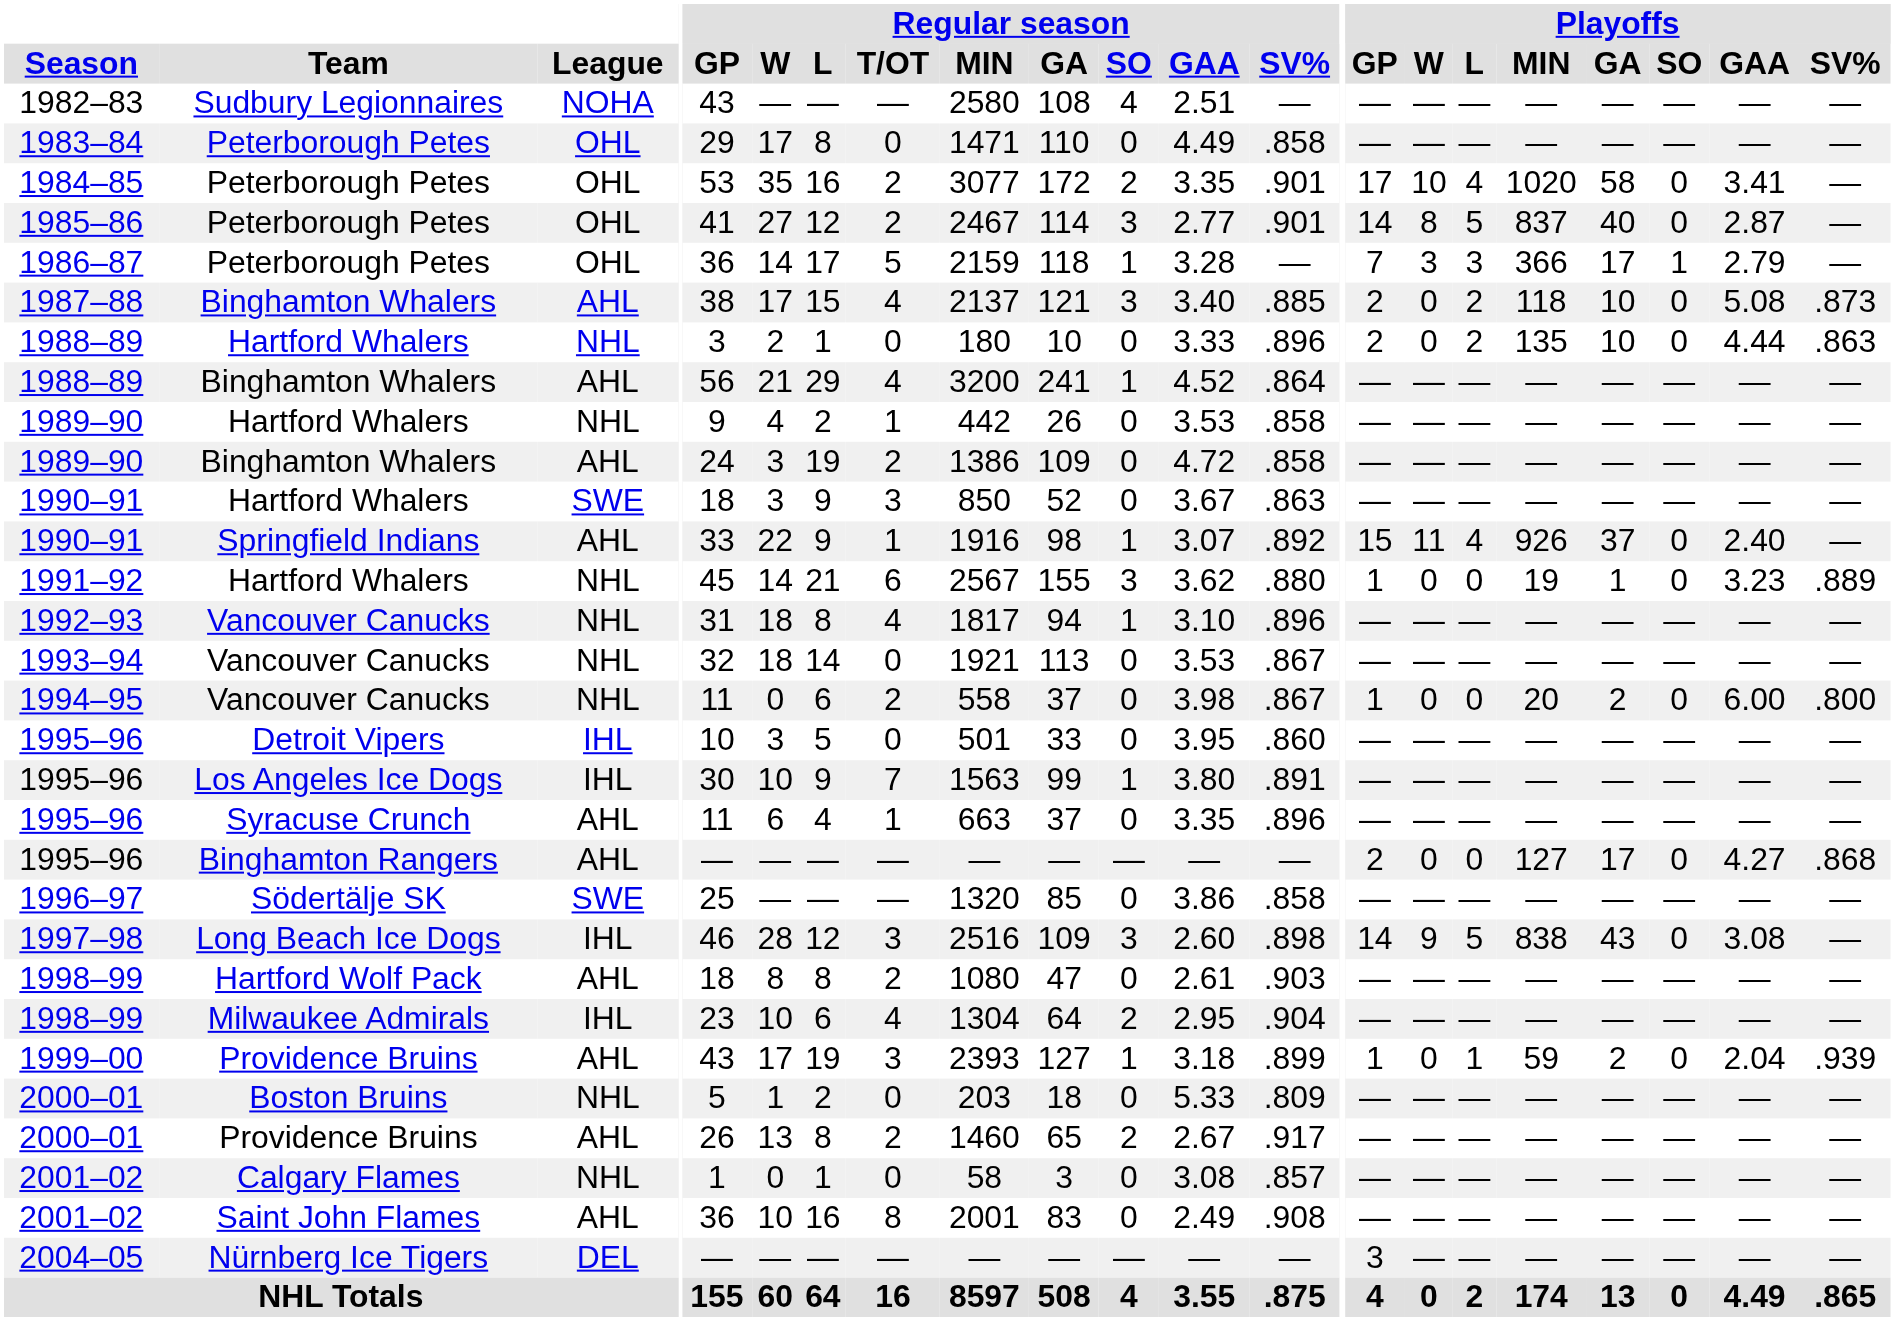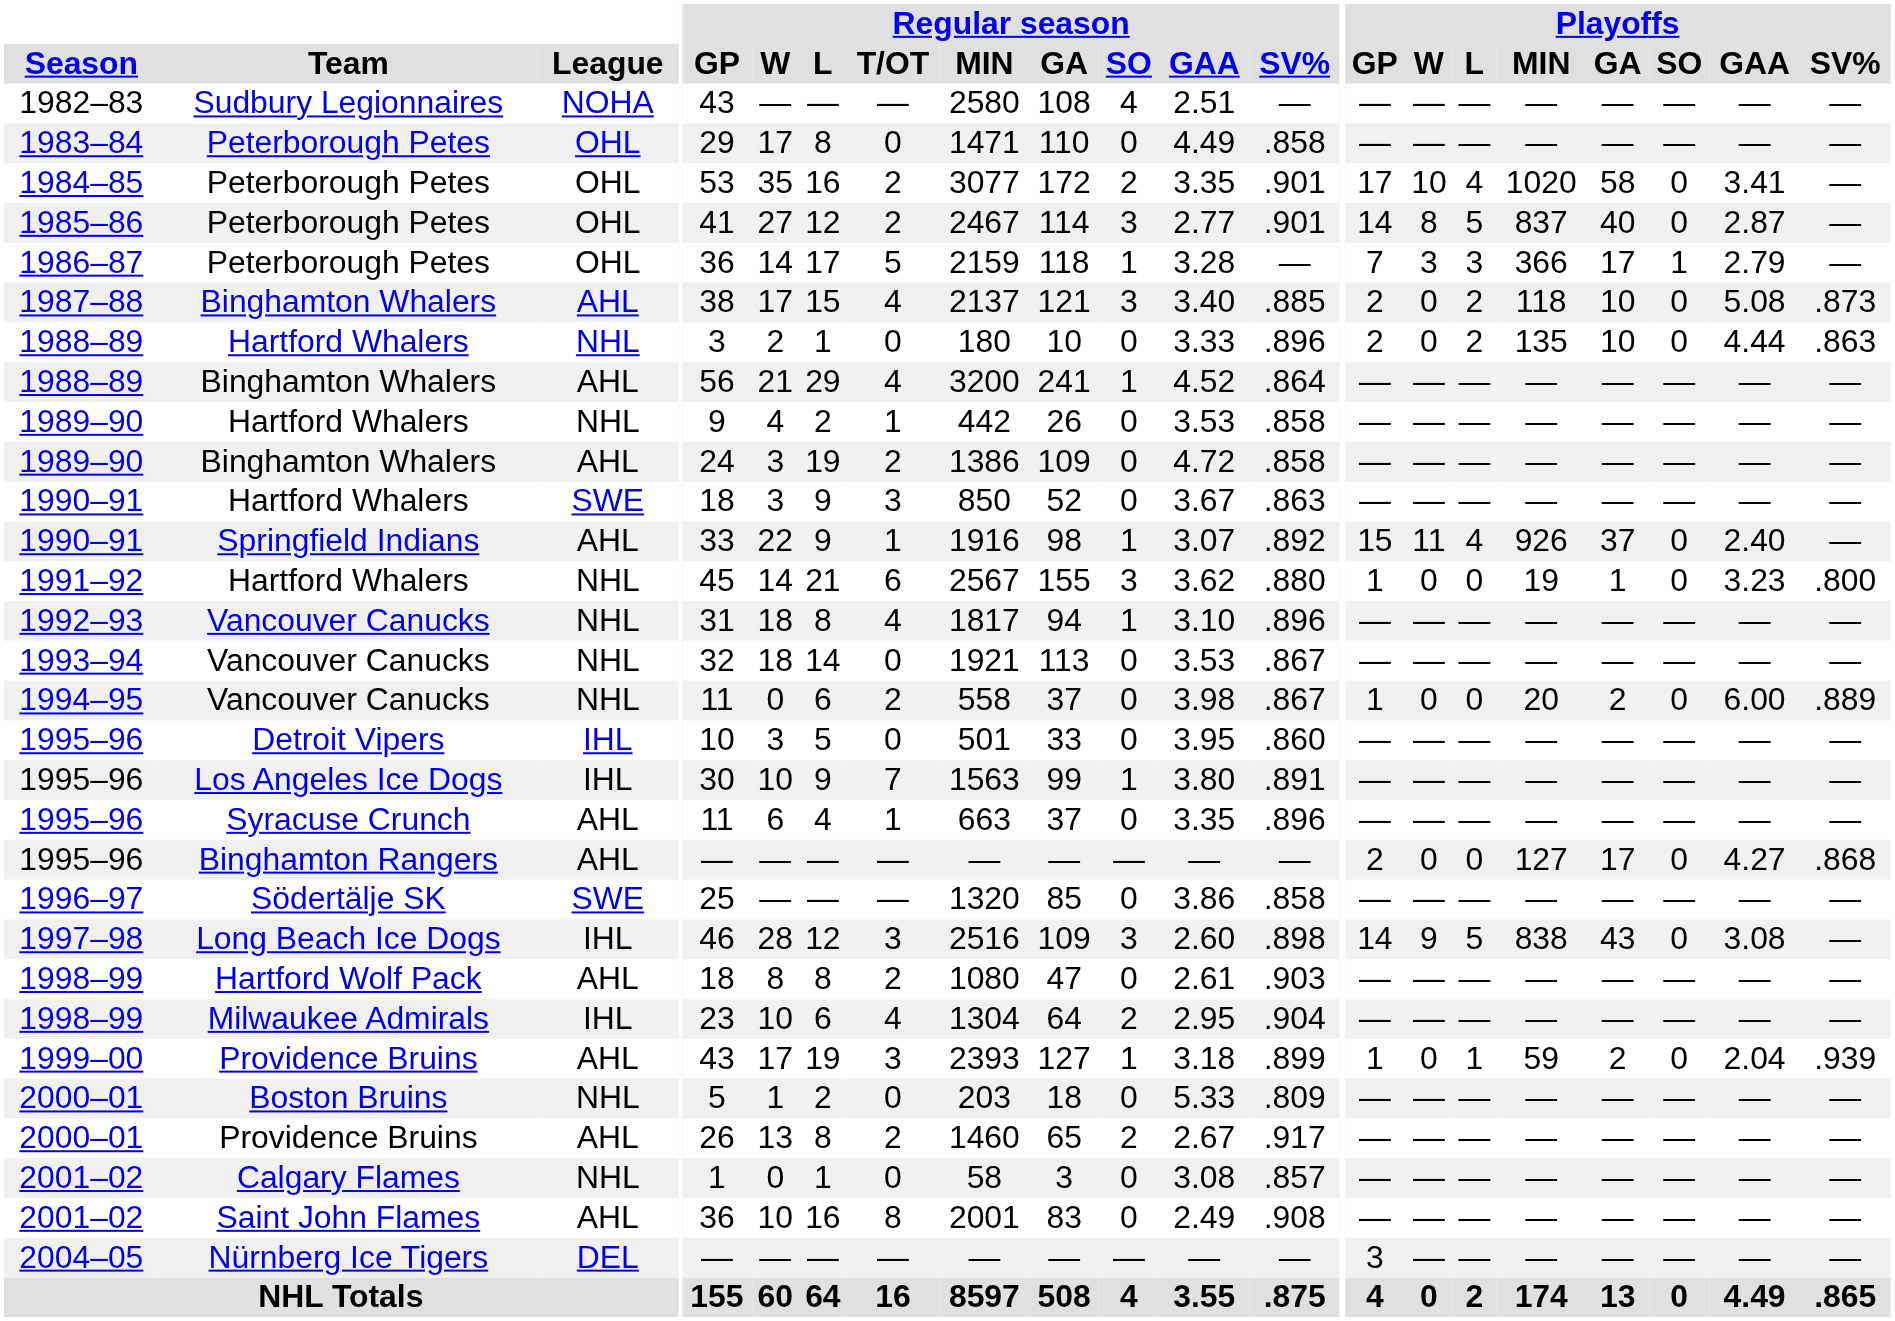(1845, 580) .889 -> (1845, 580) .800
(1845, 700) .800 -> (1845, 700) .889
